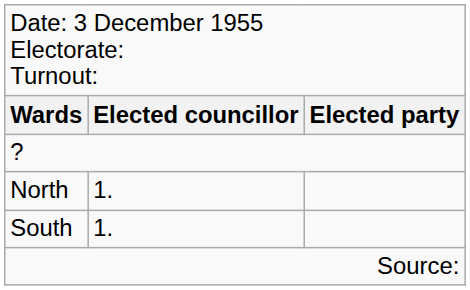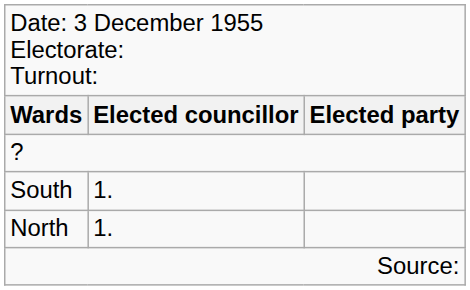rows swapped: (39, 190) <-> (41, 228)
